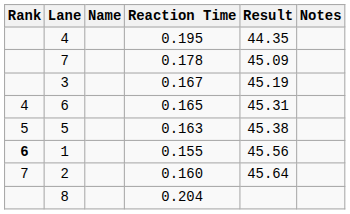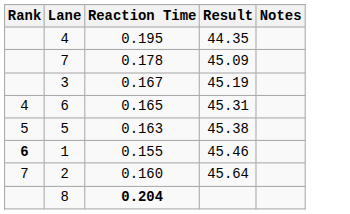- column: (105, 16)
(268, 152) 45.56 -> (228, 152) 45.46
(182, 197) normal -> (142, 197) bold
